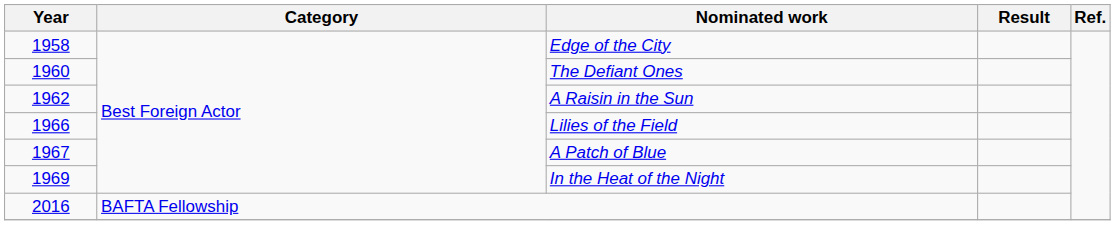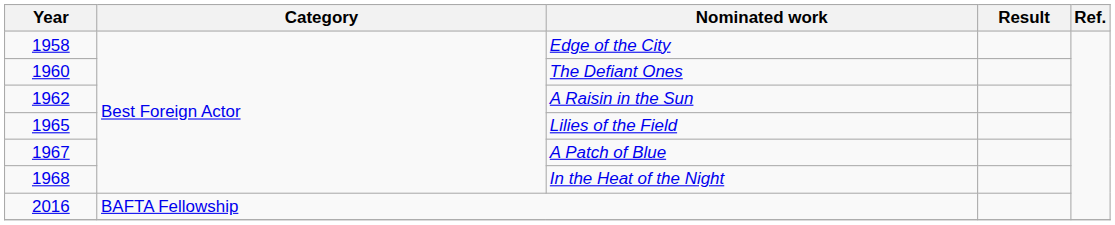(51, 125) 1966 -> (51, 125) 1965
(51, 179) 1969 -> (51, 179) 1968
